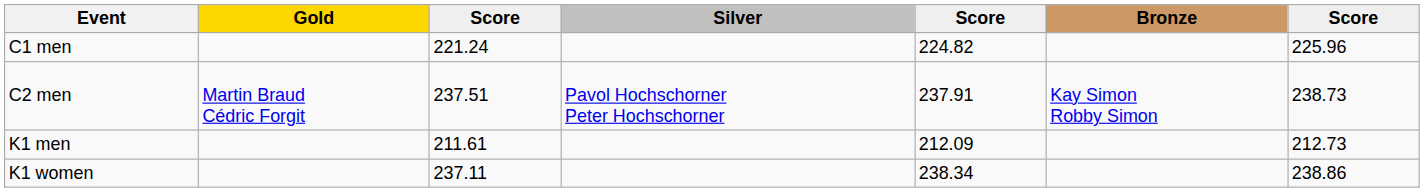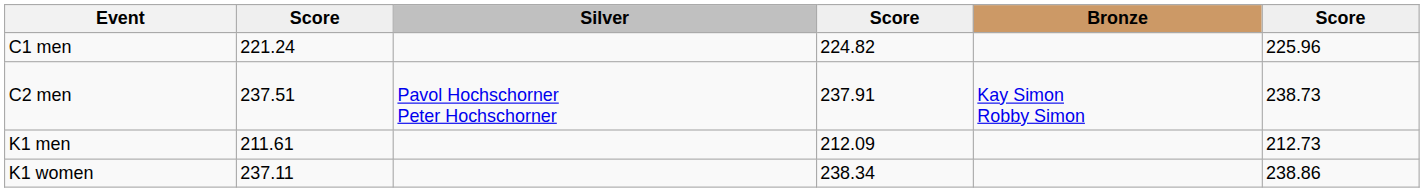- column: (314, 18)
